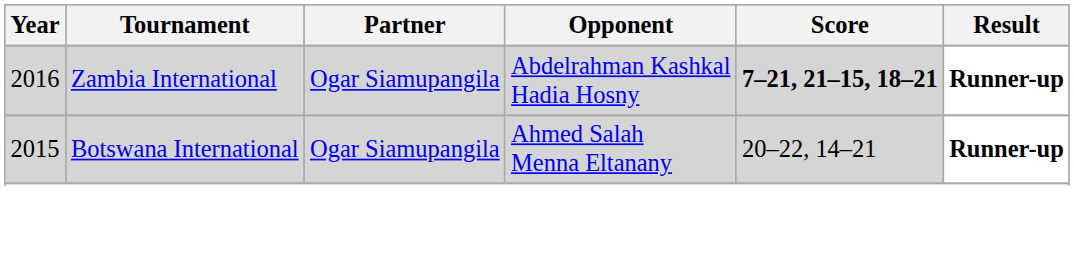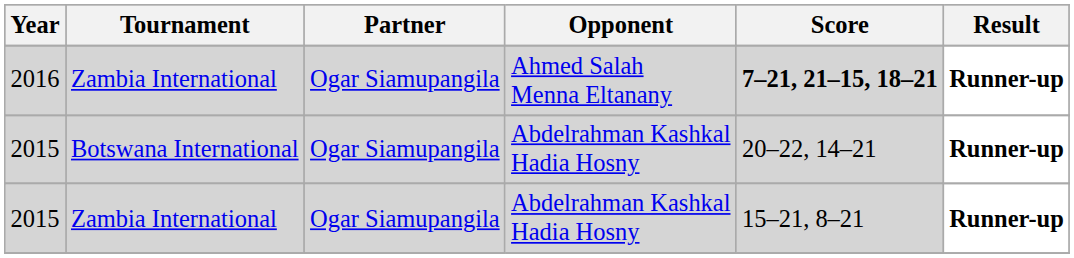(621, 79) Abdelrahman Kashkal Hadia Hosny -> (592, 79) Ahmed Salah Menna Eltanany
(592, 149) Ahmed Salah Menna Eltanany -> (621, 149) Abdelrahman Kashkal Hadia Hosny
+ row: (35, 218)
